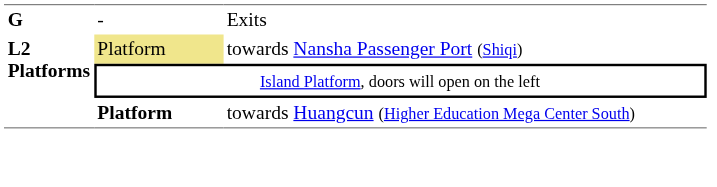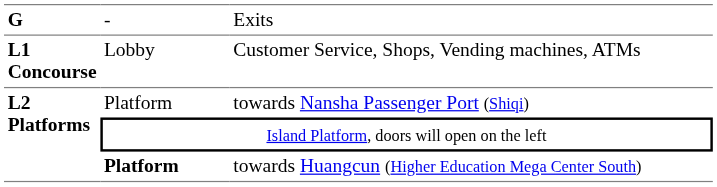+ row: (437, 50)
(132, 49) khaki background -> (138, 102) no background
